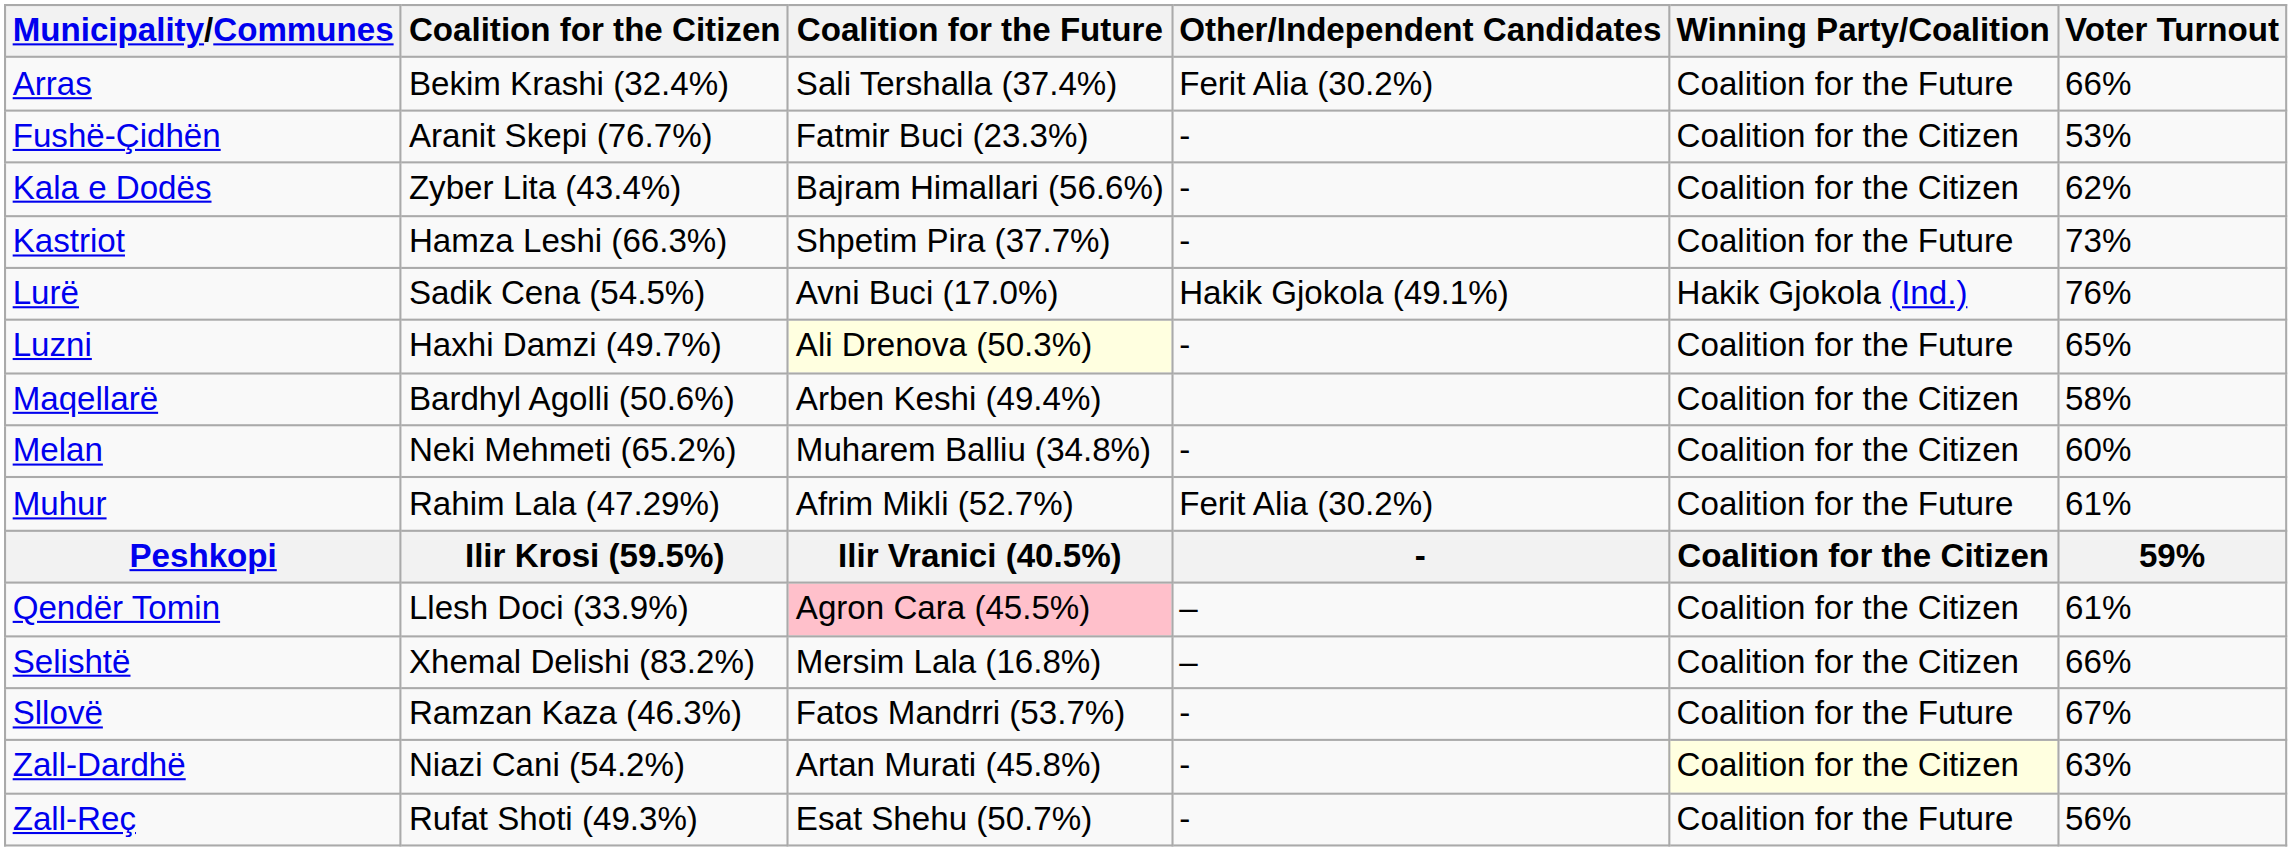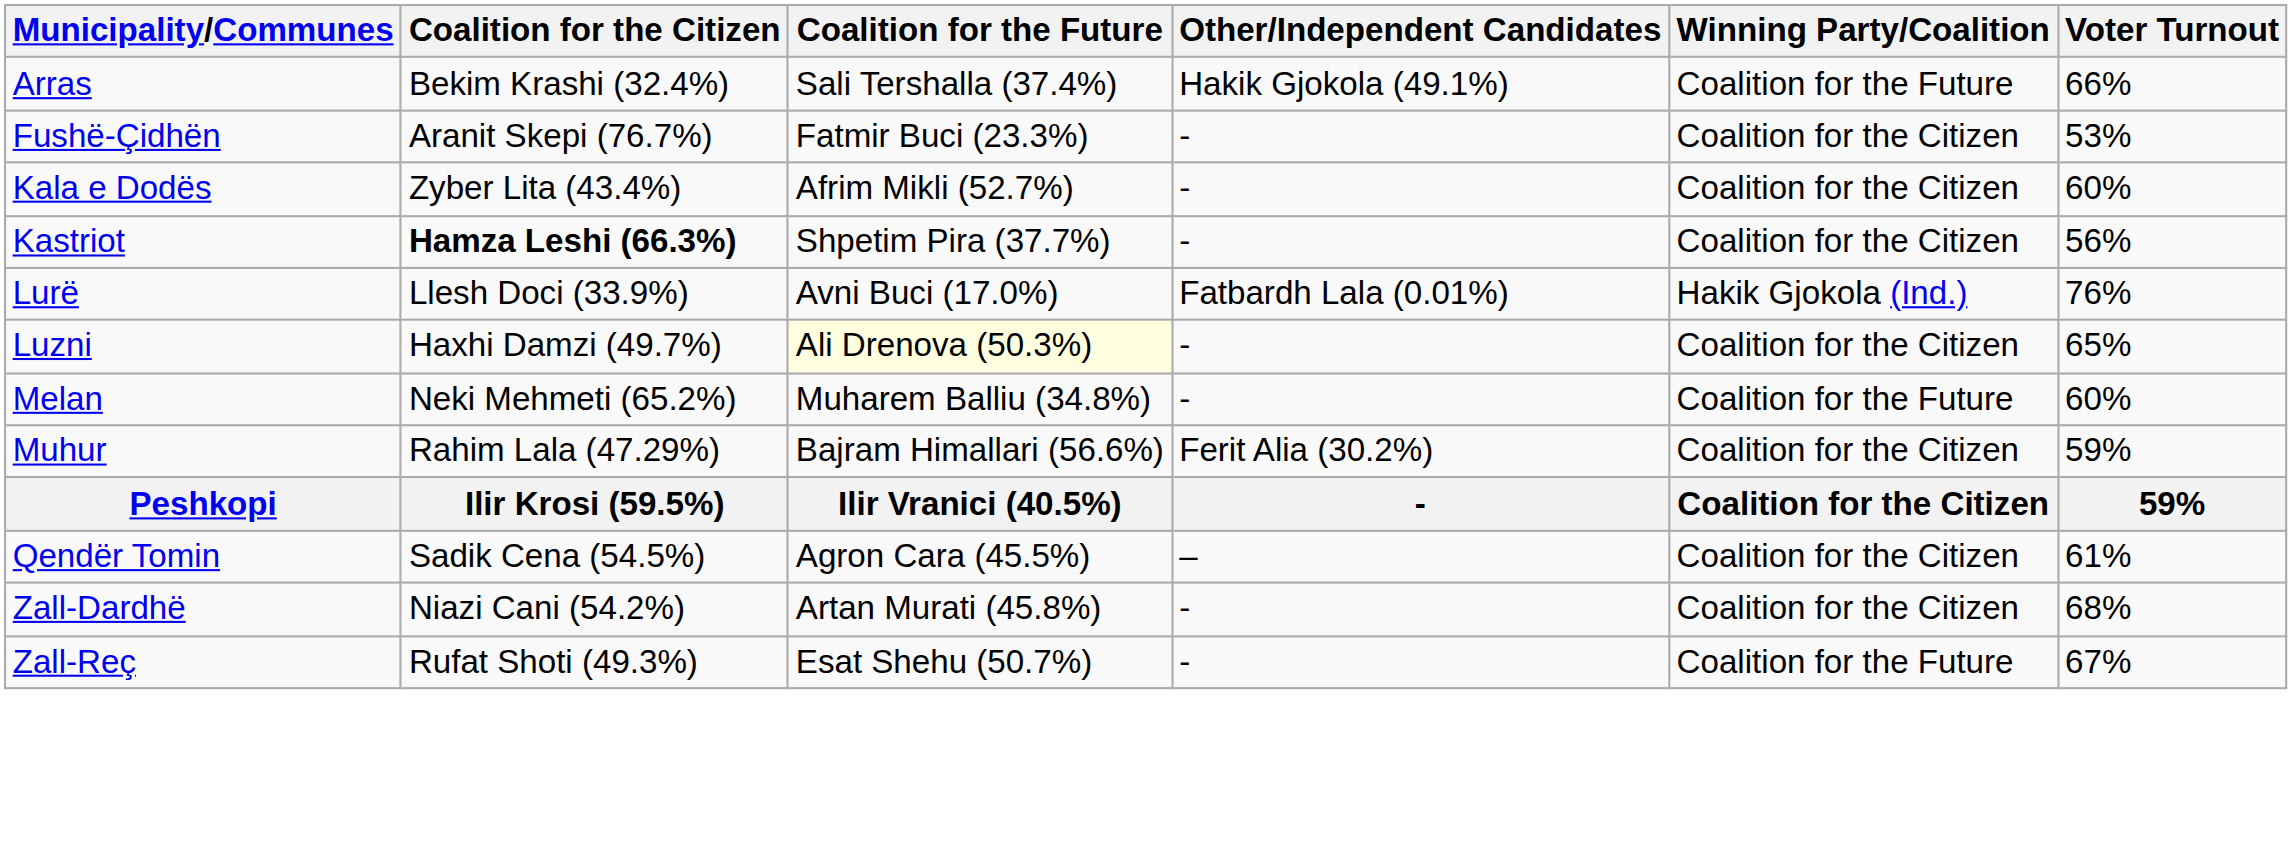(1306, 83) Ferit Alia (30.2%) -> (1344, 83) Hakik Gjokola (49.1%)
(980, 188) Bajram Himallari (56.6%) -> (935, 188) Afrim Mikli (52.7%)
(2098, 188) 62% -> (2098, 188) 60%
(568, 240) normal -> (573, 240) bold
(1845, 240) Coalition for the Future -> (1848, 240) Coalition for the Citizen
(2098, 240) 73% -> (2098, 240) 56%
(557, 293) Sadik Cena (54.5%) -> (549, 293) Llesh Doci (33.9%)
(1344, 293) Hakik Gjokola (49.1%) -> (1344, 293) Fatbardh Lala (0.01%)
(1845, 345) Coalition for the Future -> (1848, 345) Coalition for the Citizen
- row: (85, 398)
(1848, 450) Coalition for the Citizen -> (1845, 398) Coalition for the Future
(935, 503) Afrim Mikli (52.7%) -> (980, 450) Bajram Himallari (56.6%)
(1845, 503) Coalition for the Future -> (1848, 450) Coalition for the Citizen
(2098, 503) 61% -> (2098, 450) 59%
(549, 608) Llesh Doci (33.9%) -> (557, 556) Sadik Cena (54.5%)
(943, 608) pink background -> (943, 556) no background
- row: (72, 661)
- row: (58, 713)
(1848, 766) lightyellow background -> (1848, 608) no background
(2098, 766) 63% -> (2098, 608) 68%
(2098, 818) 56% -> (2098, 661) 67%
